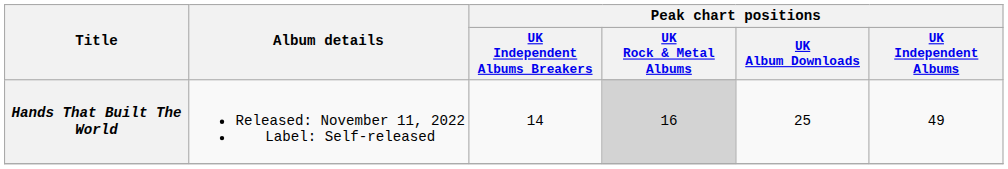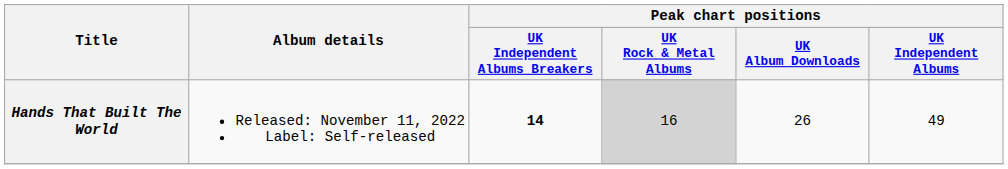(535, 122) normal -> (535, 122) bold
(803, 122) 25 -> (803, 122) 26
